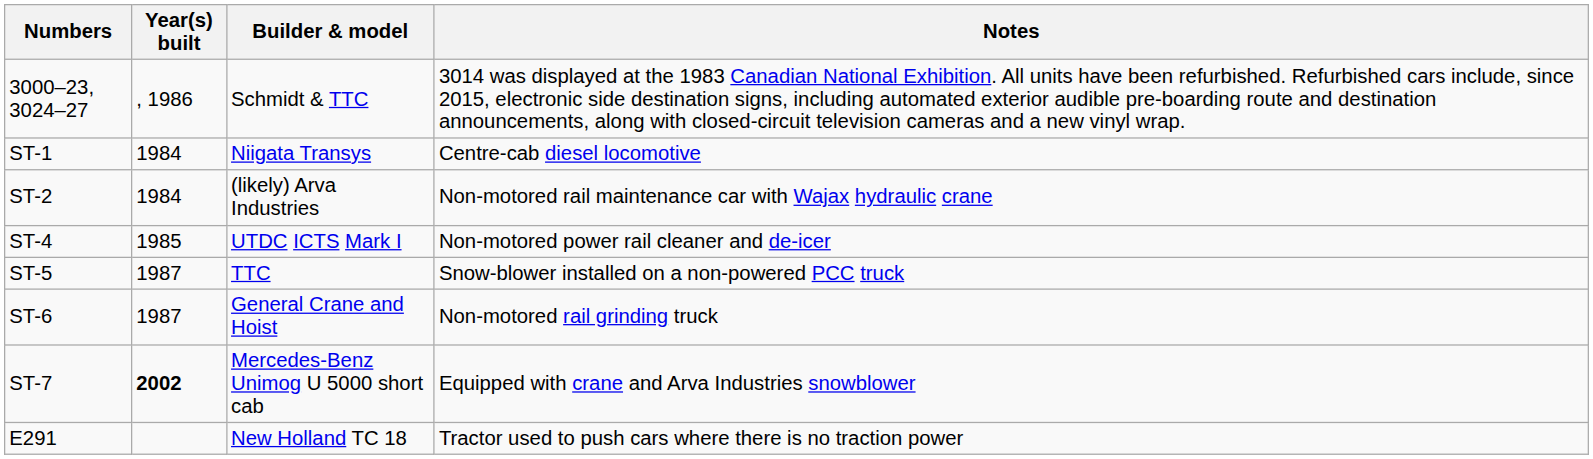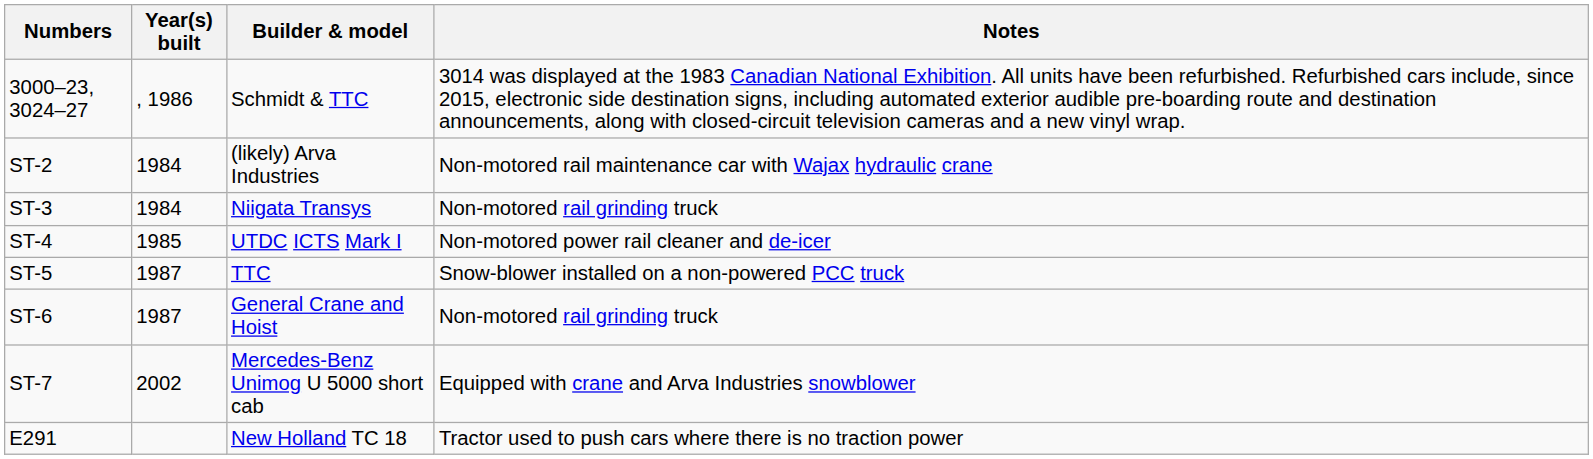- row: (31, 153)
+ row: (31, 208)
(159, 383) bold -> (159, 383) normal
